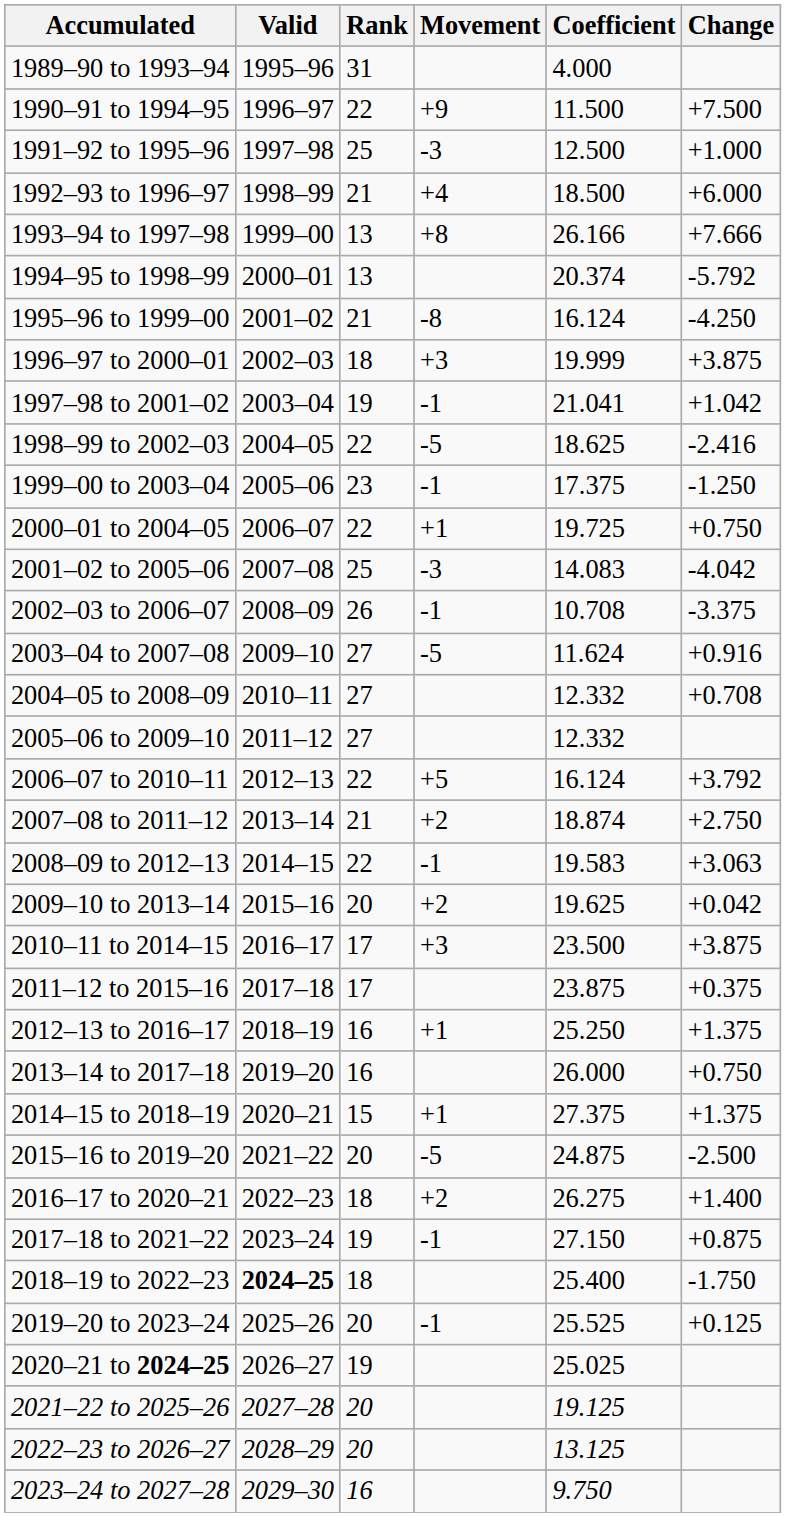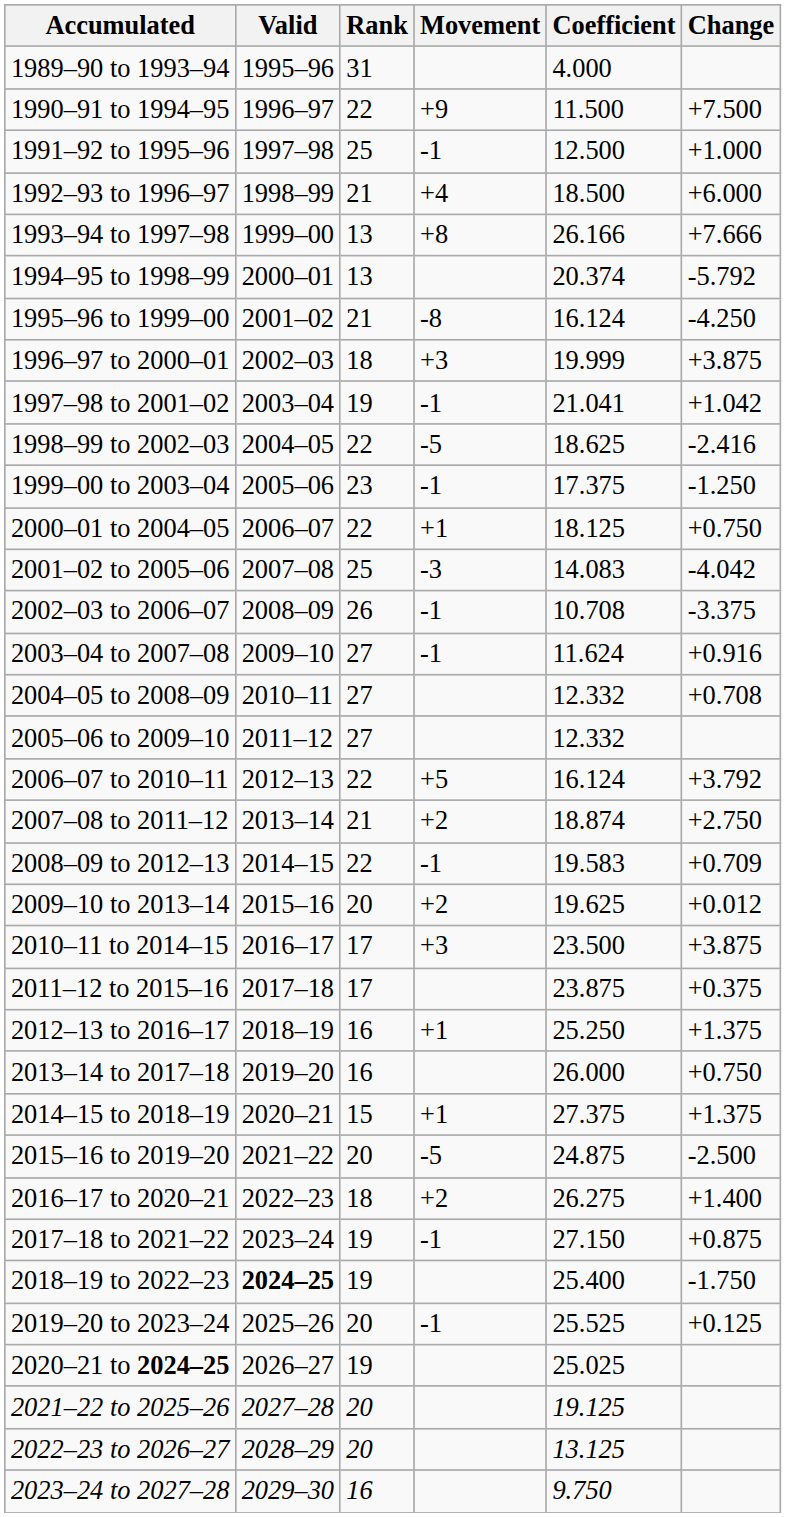(431, 151) -3 -> (431, 151) -1
(589, 527) 19.725 -> (589, 527) 18.125
(431, 653) -5 -> (431, 653) -1
(725, 862) +3.063 -> (725, 862) +0.709
(725, 904) +0.042 -> (725, 904) +0.012
(359, 1281) 18 -> (359, 1281) 19
